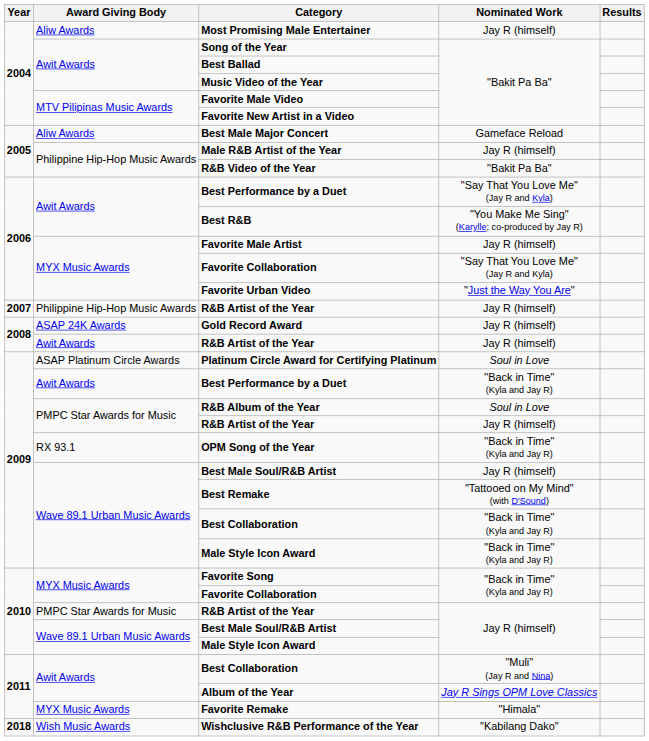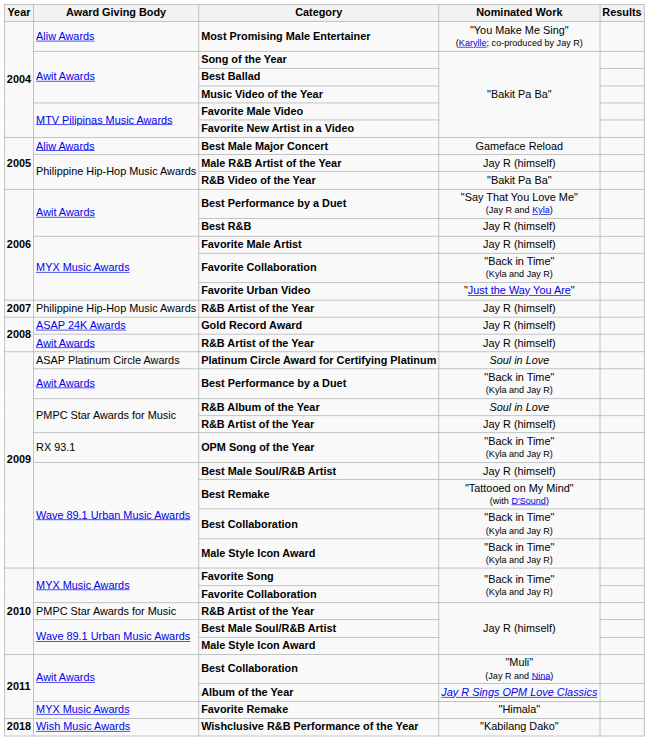(519, 30) Jay R (himself) -> (519, 36) "You Make Me Sing" (Karylle; co-produced by Jay R)
(519, 221) "You Make Me Sing" (Karylle; co-produced by Jay R) -> (519, 227) Jay R (himself)
(519, 268) "Say That You Love Me" (Jay R and Kyla) -> (519, 268) "Back in Time" (Kyla and Jay R)
